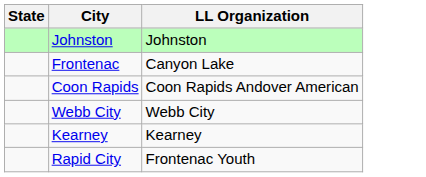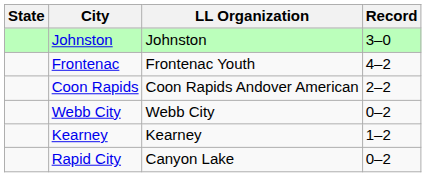+ column: (392, 16)
(190, 64) Canyon Lake -> (200, 64) Frontenac Youth
(200, 159) Frontenac Youth -> (190, 159) Canyon Lake
